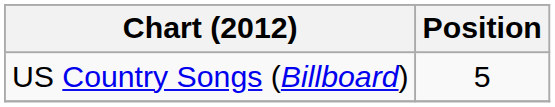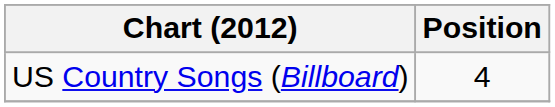(482, 76) 5 -> (482, 76) 4
